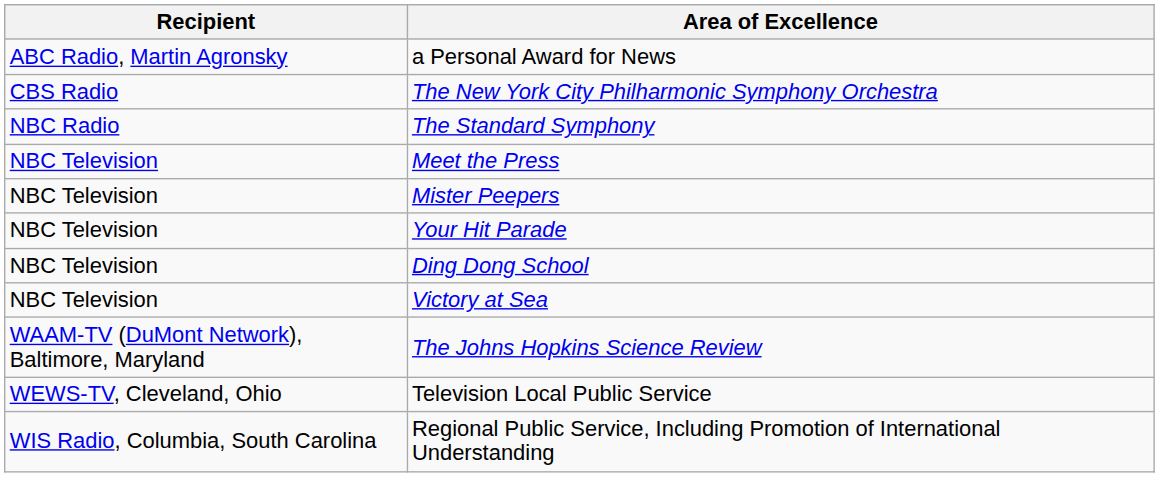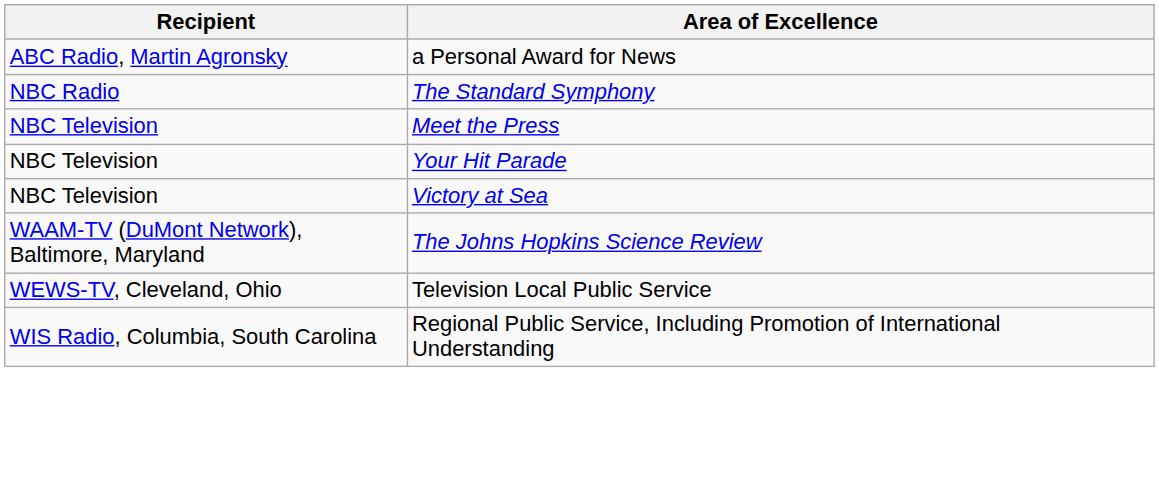- row: (675, 91)
- row: (486, 195)
- row: (500, 265)
